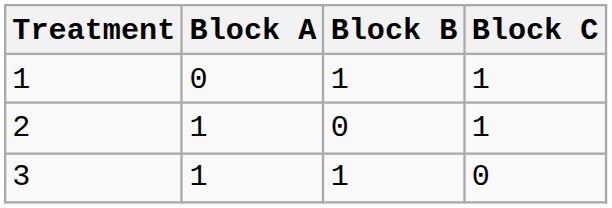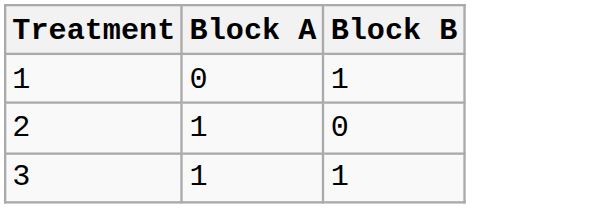- column: (535, 30)
